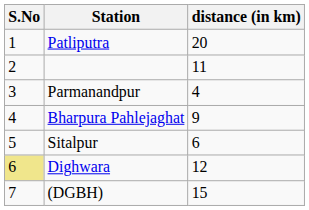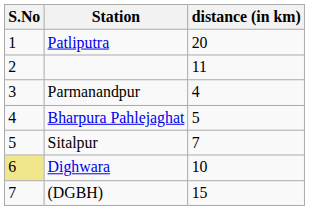(196, 117) 9 -> (196, 117) 5
(196, 142) 6 -> (196, 142) 7
(200, 167) 12 -> (200, 167) 10
